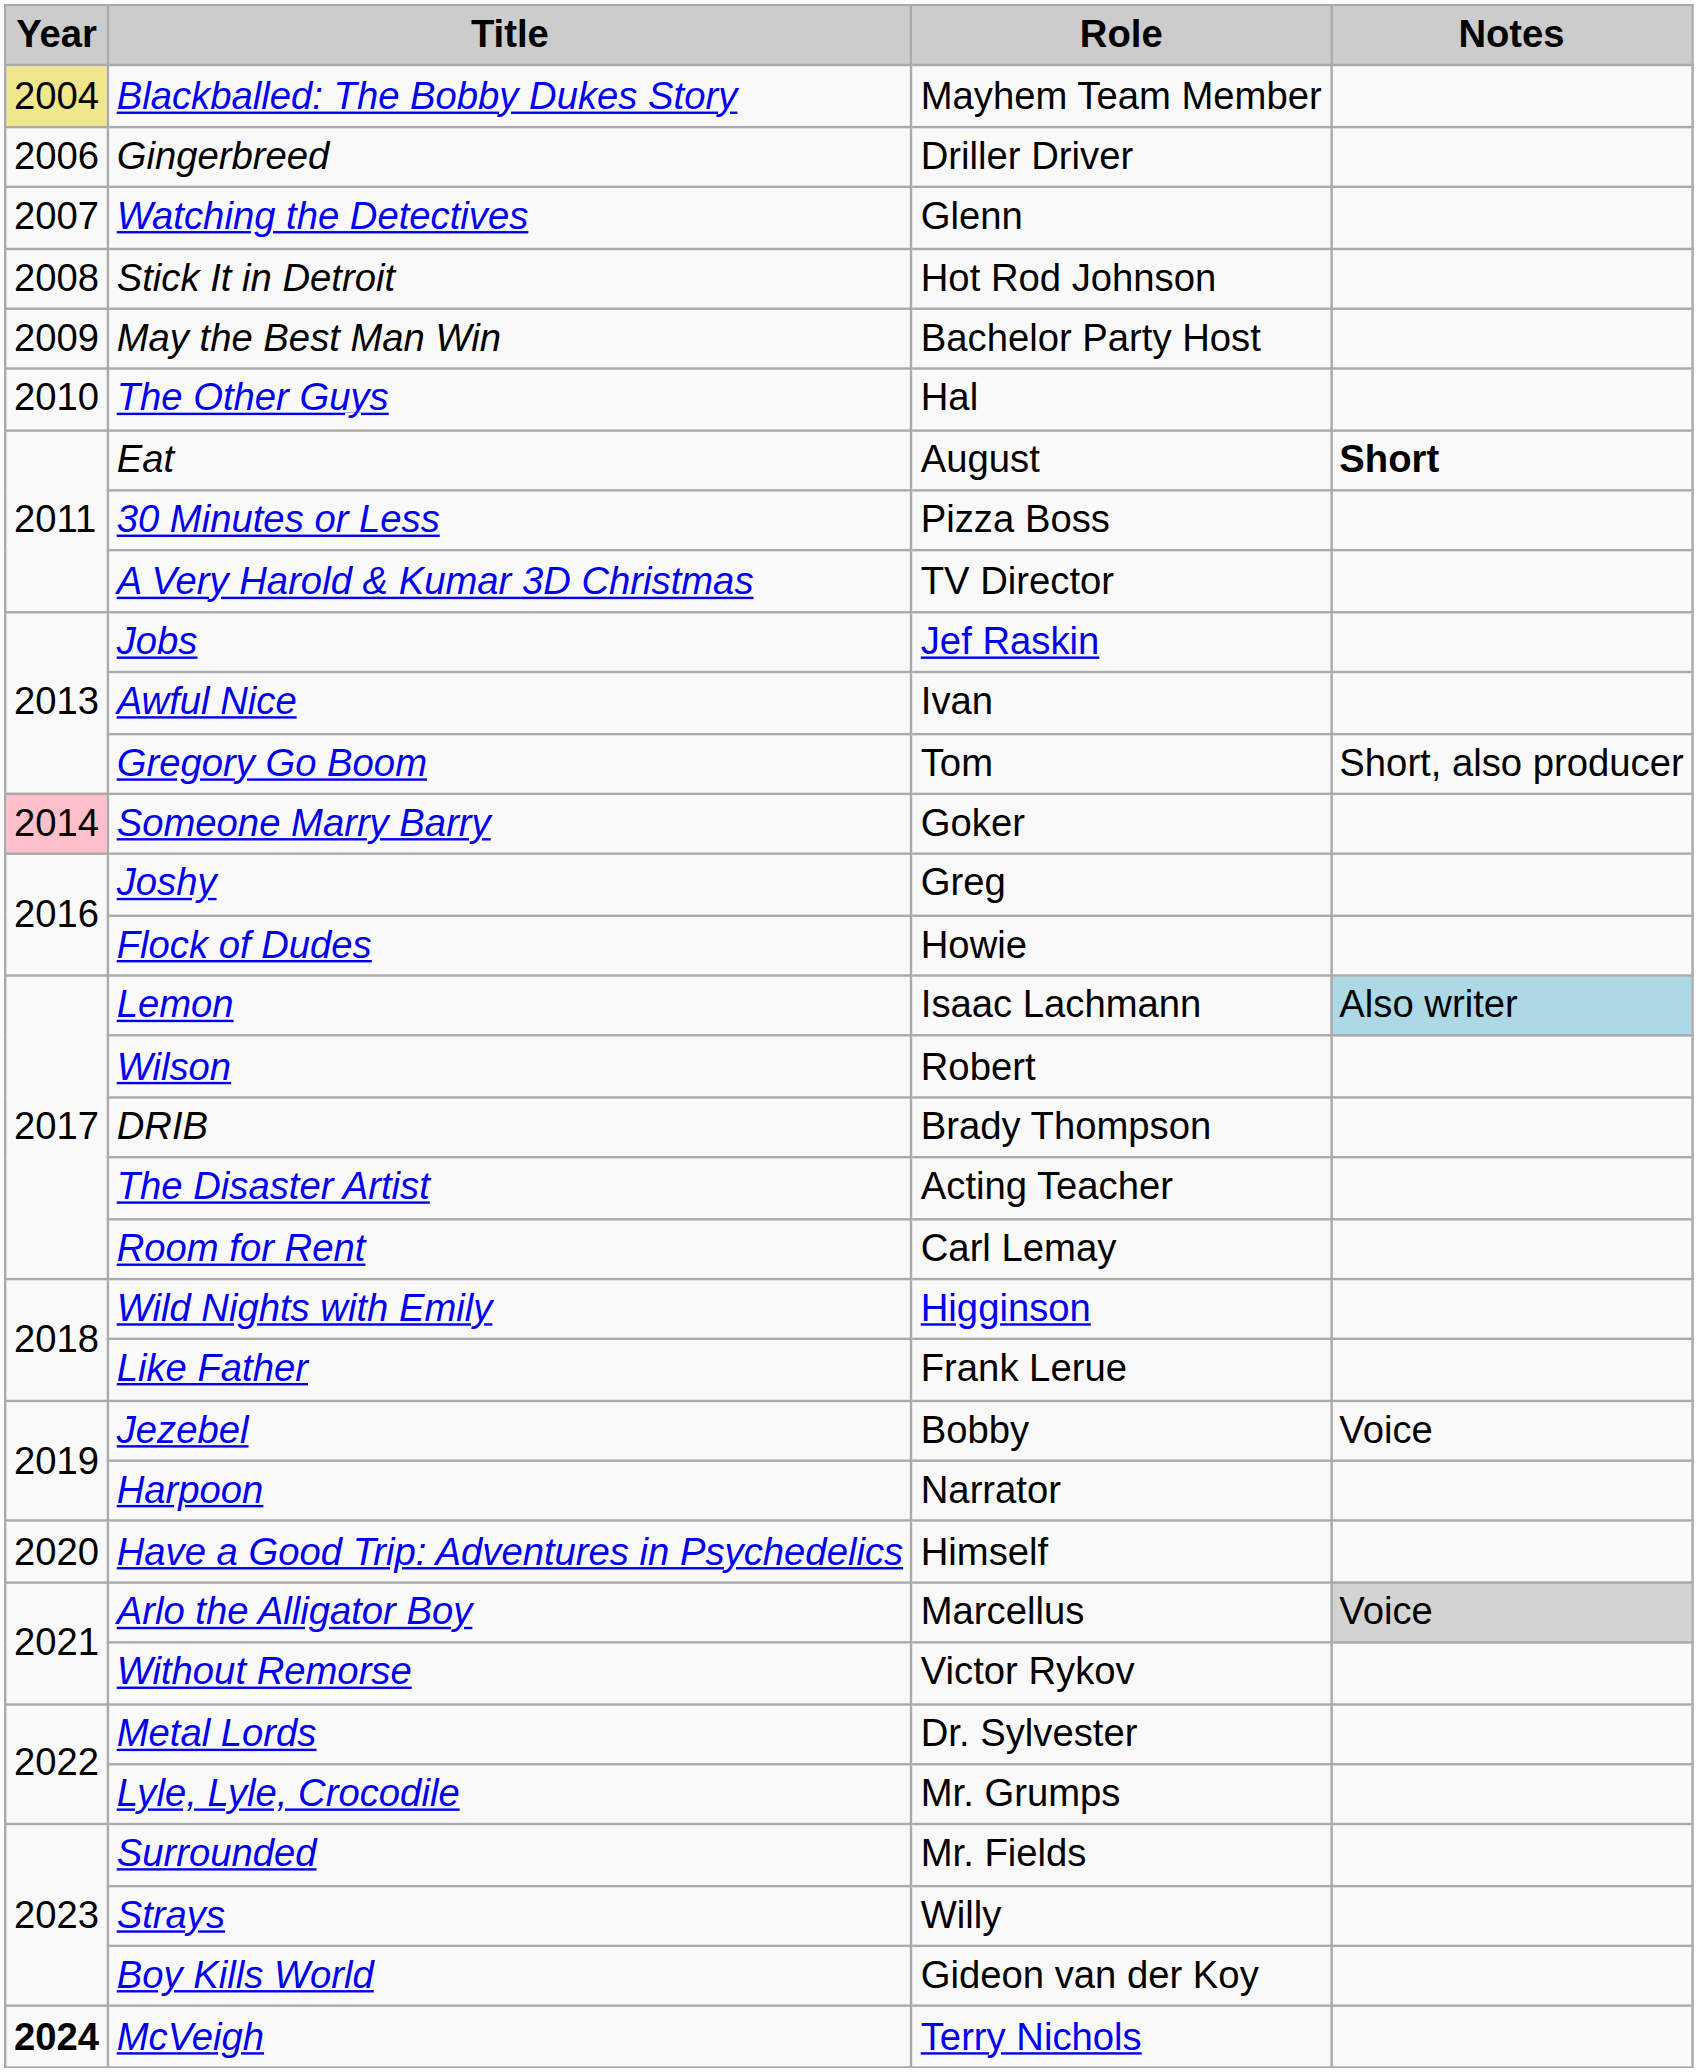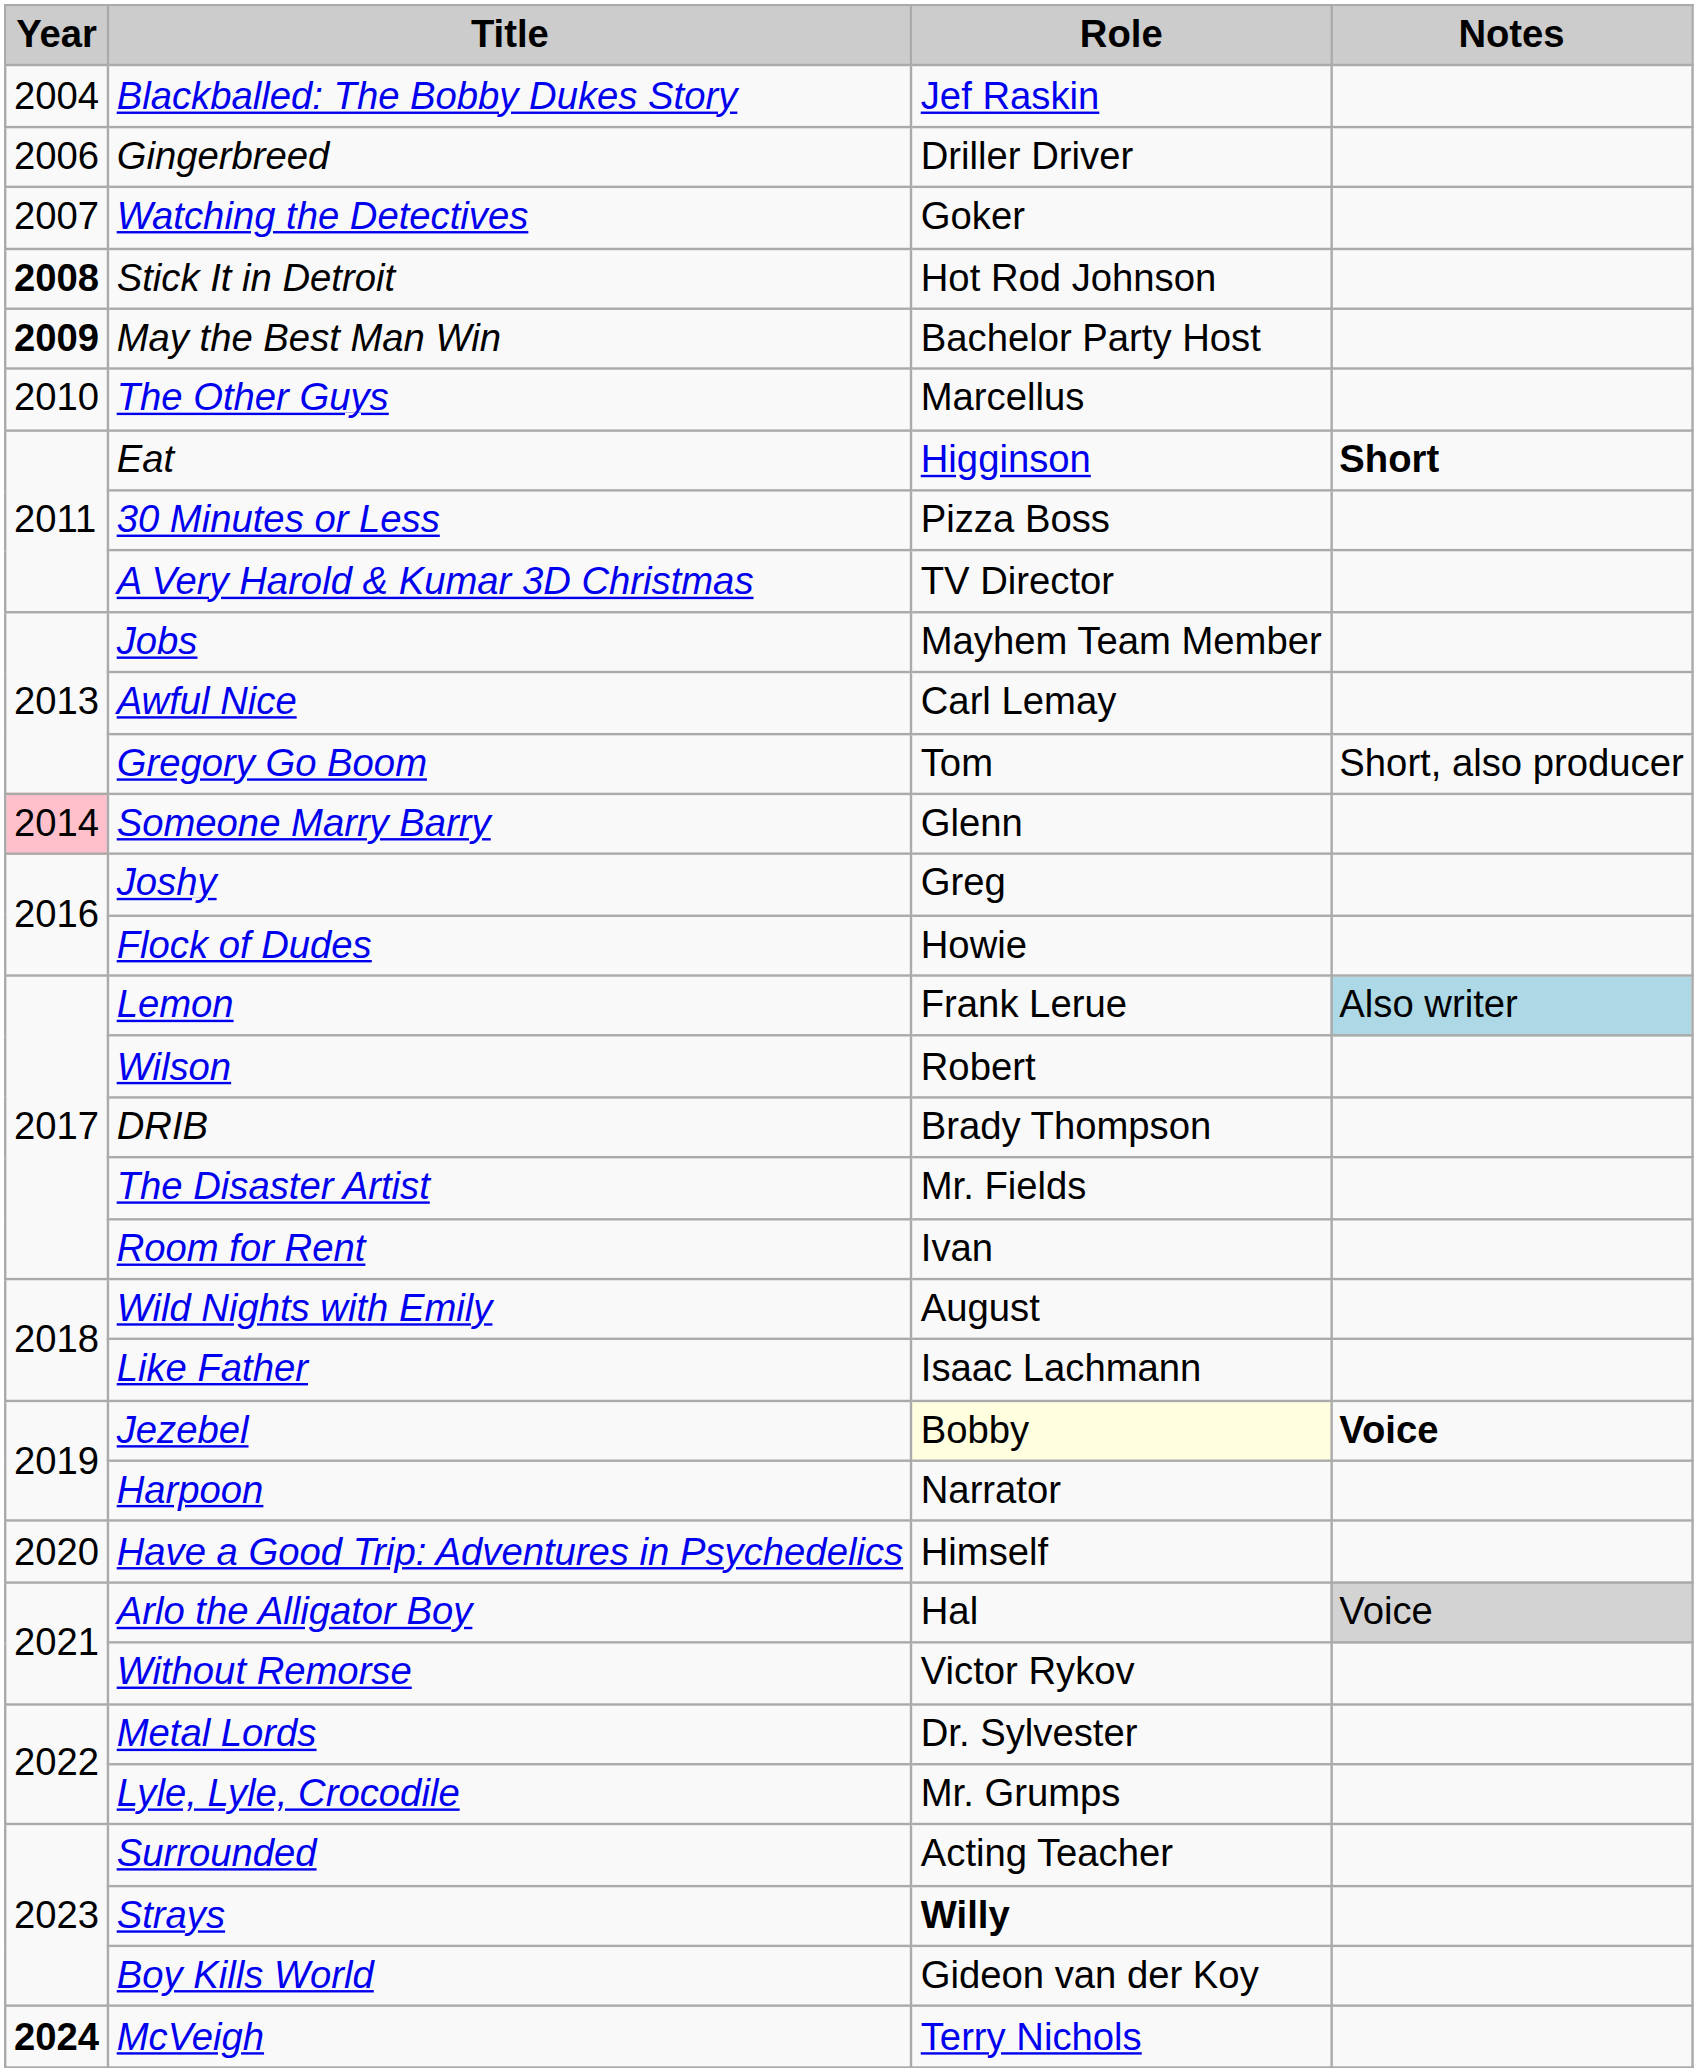(57, 95) khaki background -> (57, 95) no background
(1121, 95) Mayhem Team Member -> (1010, 95) Jef Raskin
(972, 216) Glenn -> (973, 216) Goker
(57, 277) normal -> (57, 277) bold
(57, 338) normal -> (57, 338) bold
(949, 398) Hal -> (1003, 398) Marcellus
(980, 459) August -> (1006, 459) Higginson
(1010, 641) Jef Raskin -> (1121, 641) Mayhem Team Member
(957, 701) Ivan -> (1019, 701) Carl Lemay
(973, 823) Goker -> (972, 823) Glenn
(1061, 1005) Isaac Lachmann -> (1024, 1005) Frank Lerue
(1047, 1187) Acting Teacher -> (1004, 1187) Mr. Fields
(1019, 1247) Carl Lemay -> (957, 1247) Ivan
(1006, 1308) Higginson -> (980, 1308) August
(1024, 1369) Frank Lerue -> (1061, 1369) Isaac Lachmann
(975, 1429) no background -> (975, 1429) lightyellow background
(1386, 1429) normal -> (1389, 1429) bold
(1003, 1611) Marcellus -> (949, 1611) Hal
(1004, 1854) Mr. Fields -> (1047, 1854) Acting Teacher
(961, 1914) normal -> (965, 1914) bold
